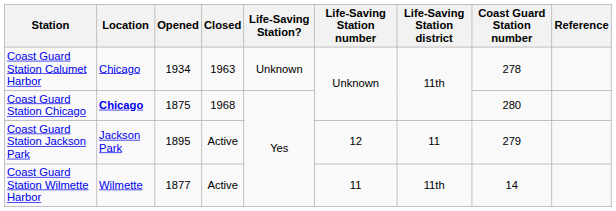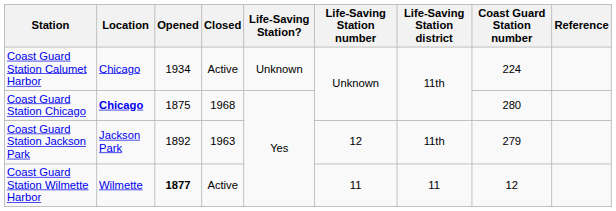(223, 68) 1963 -> (223, 68) Active
(512, 68) 278 -> (512, 68) 224
(178, 142) 1895 -> (178, 142) 1892
(223, 142) Active -> (223, 142) 1963
(434, 142) 11 -> (434, 142) 11th
(178, 185) normal -> (178, 185) bold
(434, 185) 11th -> (434, 185) 11
(512, 185) 14 -> (512, 185) 12
